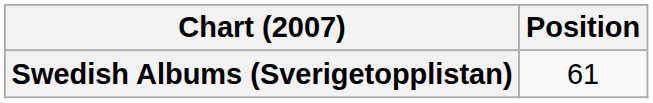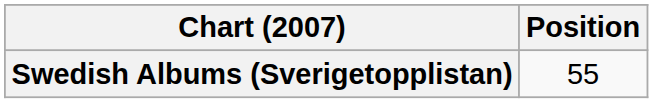(583, 73) 61 -> (583, 73) 55
